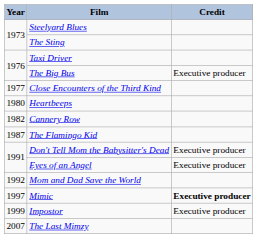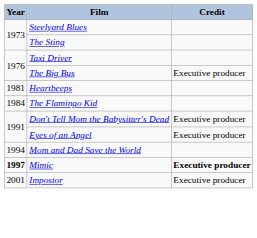- row: (95, 88)
(16, 104) 1980 -> (16, 88) 1981
- row: (55, 119)
(16, 134) 1987 -> (16, 104) 1984
(16, 180) 1992 -> (16, 149) 1994
(16, 195) normal -> (16, 165) bold
(16, 211) 1999 -> (16, 180) 2001
- row: (59, 226)
